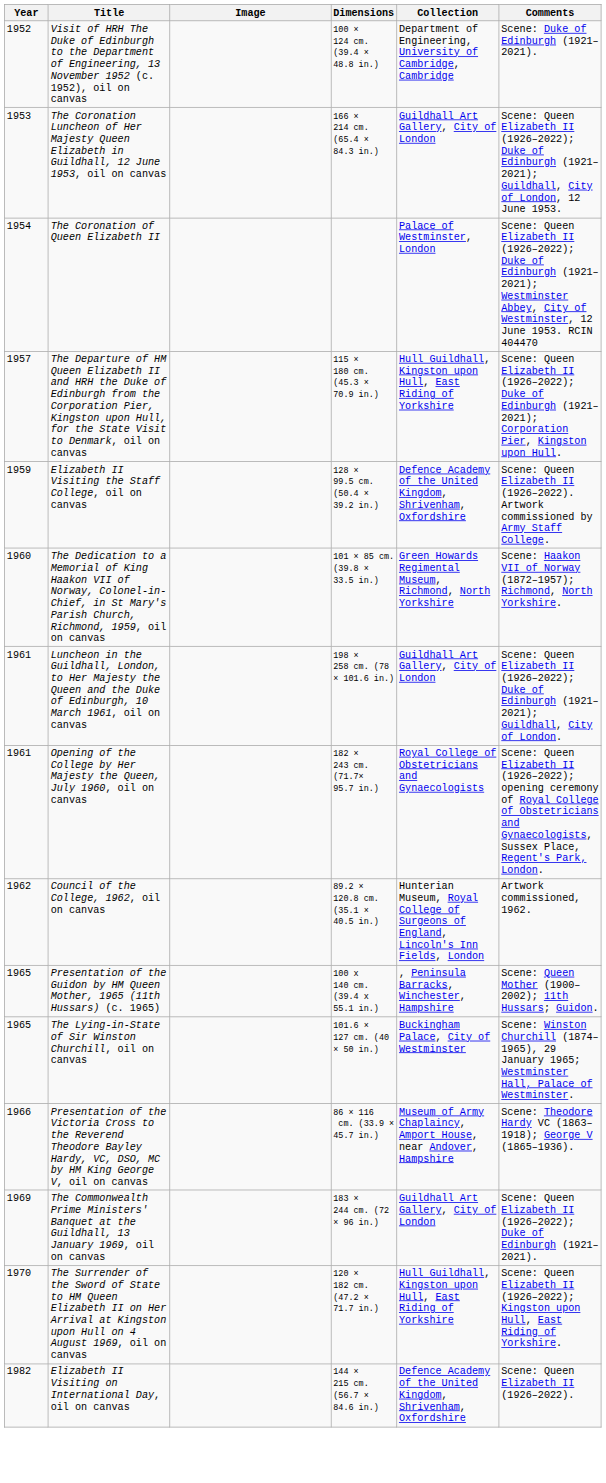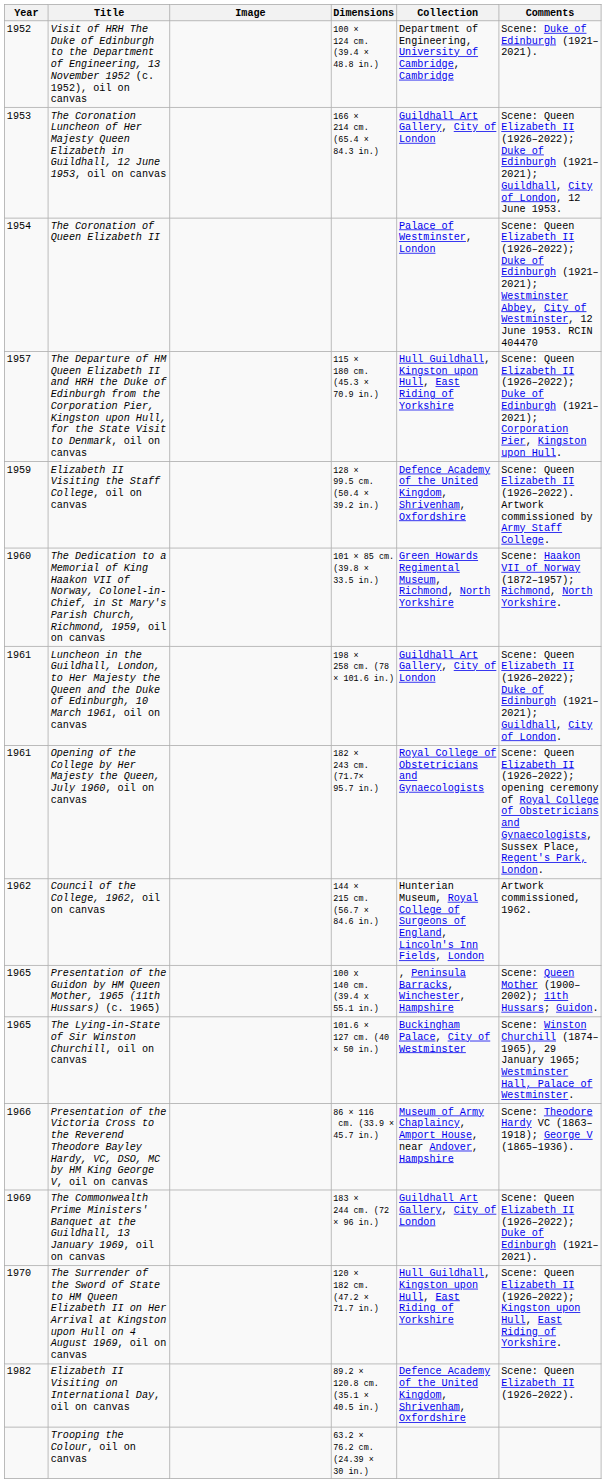(356, 905) 89.2 × 120.8 cm. (35.1 × 40.5 in.) -> (356, 905) 144 × 215 cm. (56.7 × 84.6 in.)
(356, 1390) 144 × 215 cm. (56.7 × 84.6 in.) -> (356, 1390) 89.2 × 120.8 cm. (35.1 × 40.5 in.)
+ row: (93, 1447)
